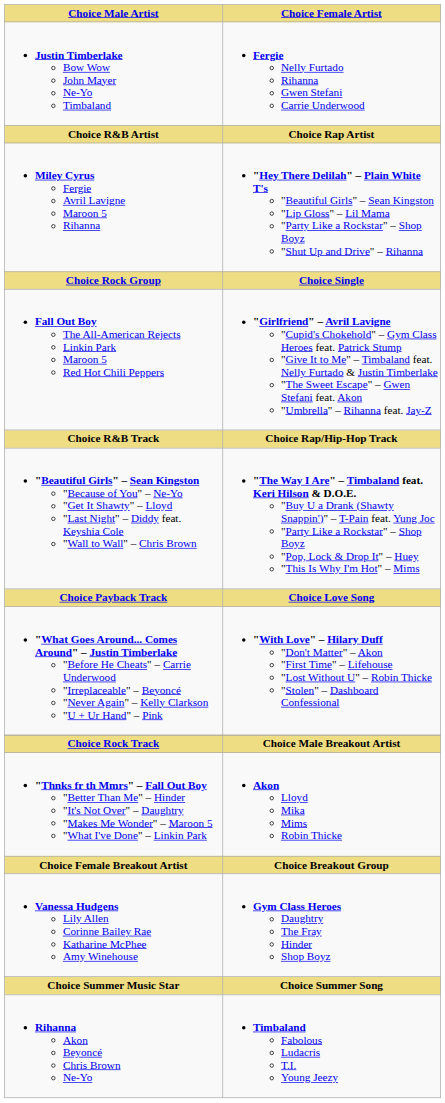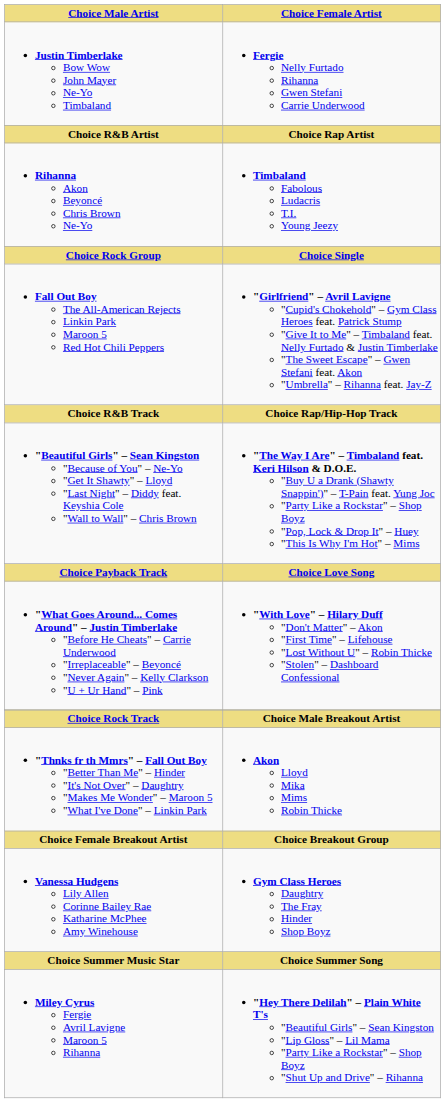rows swapped: (113, 1052) <-> (113, 201)
